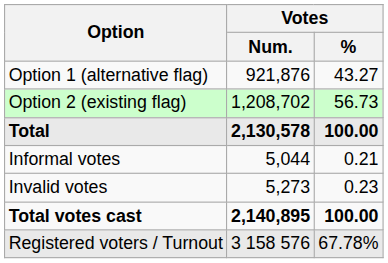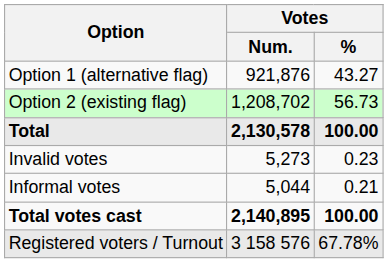rows swapped: (64, 159) <-> (58, 187)
